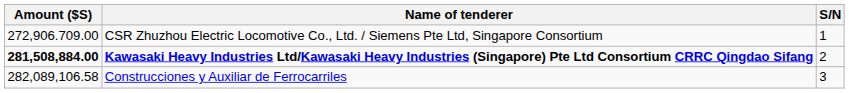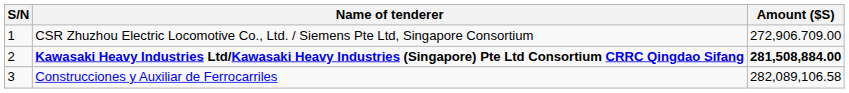columns swapped: (830, 14) <-> (53, 14)
